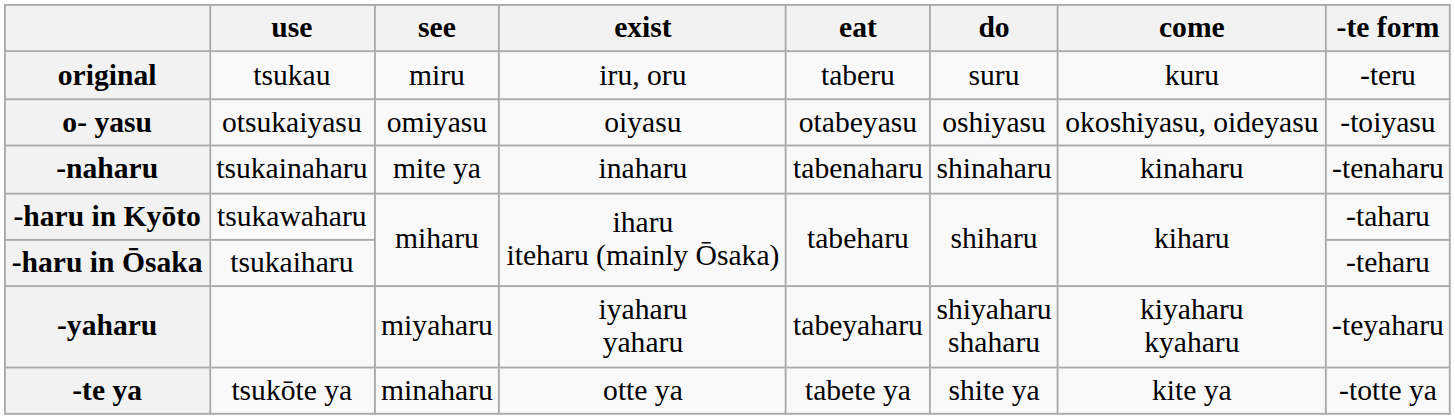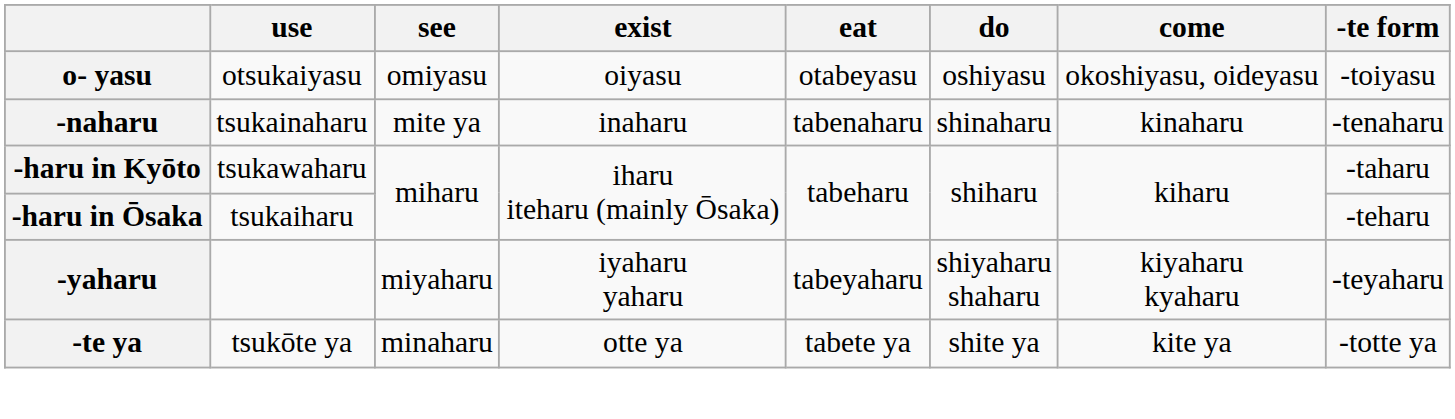- row: (107, 74)
